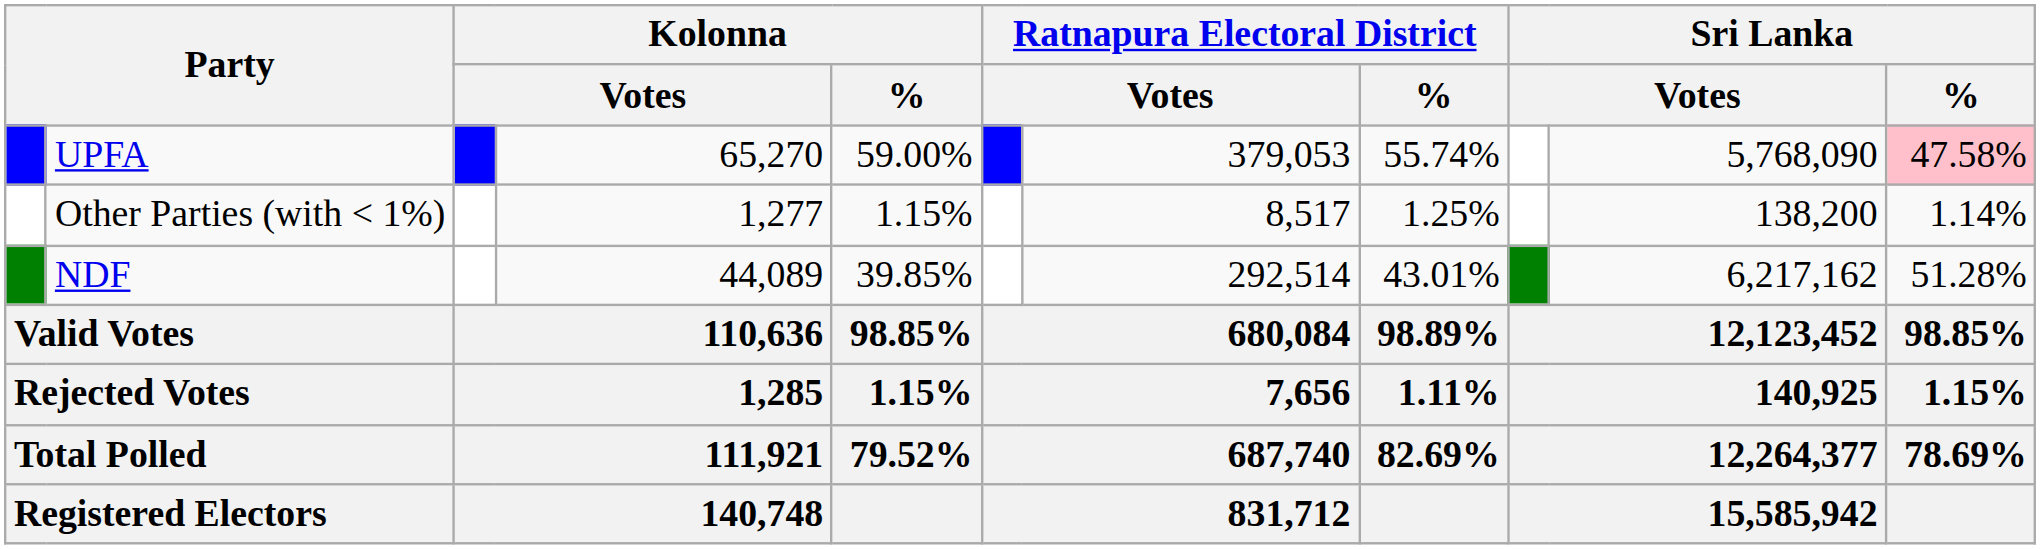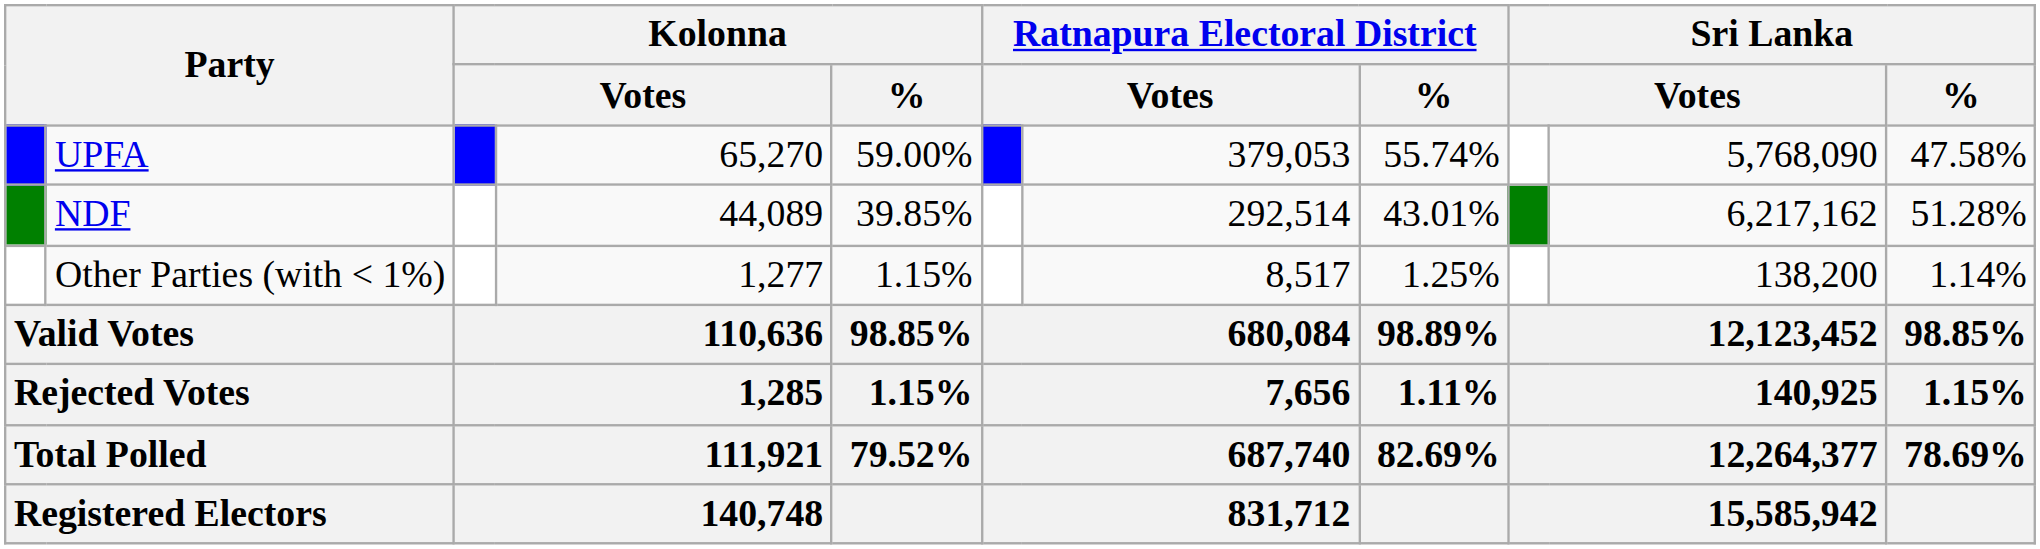(1969, 154) pink background -> (1969, 154) no background
rows swapped: (93, 273) <-> (250, 214)
